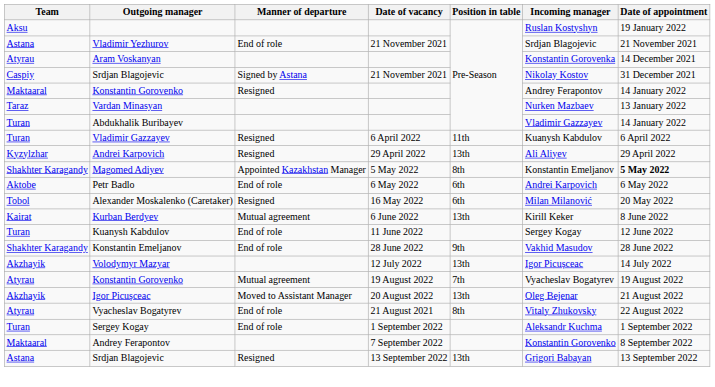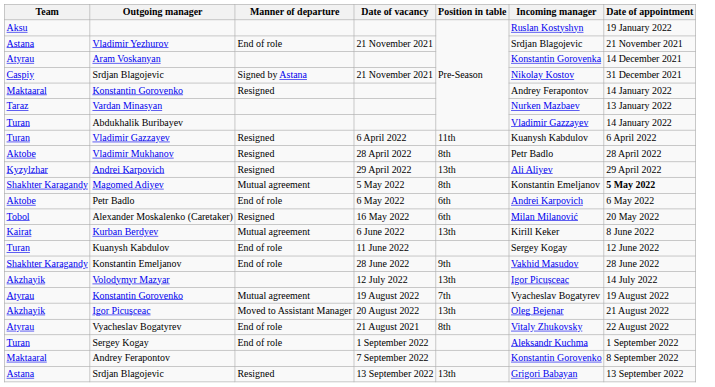+ row: (133, 153)
(302, 169) Appointed Kazakhstan Manager -> (274, 185) Mutual agreement
